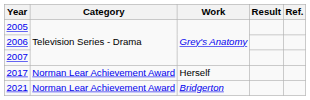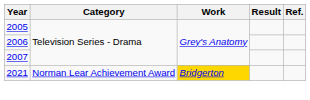- row: (17, 73)
(202, 88) no background -> (202, 73) gold background
